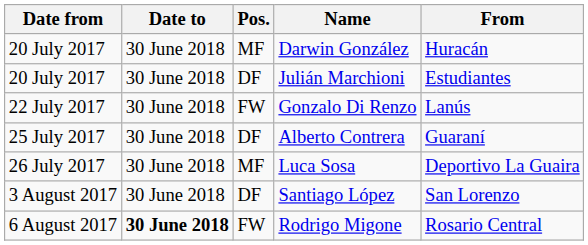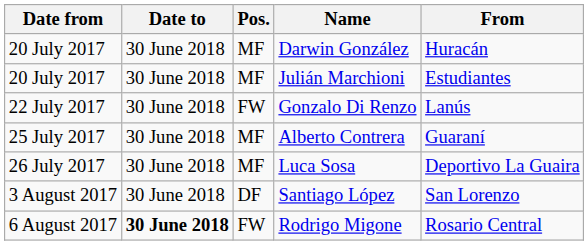(249, 78) DF -> (251, 78) MF
(249, 136) DF -> (251, 136) MF
